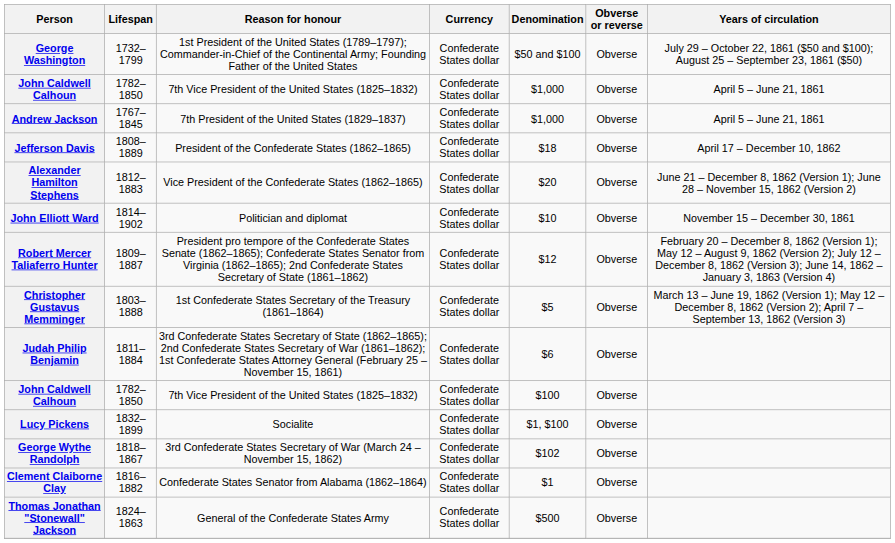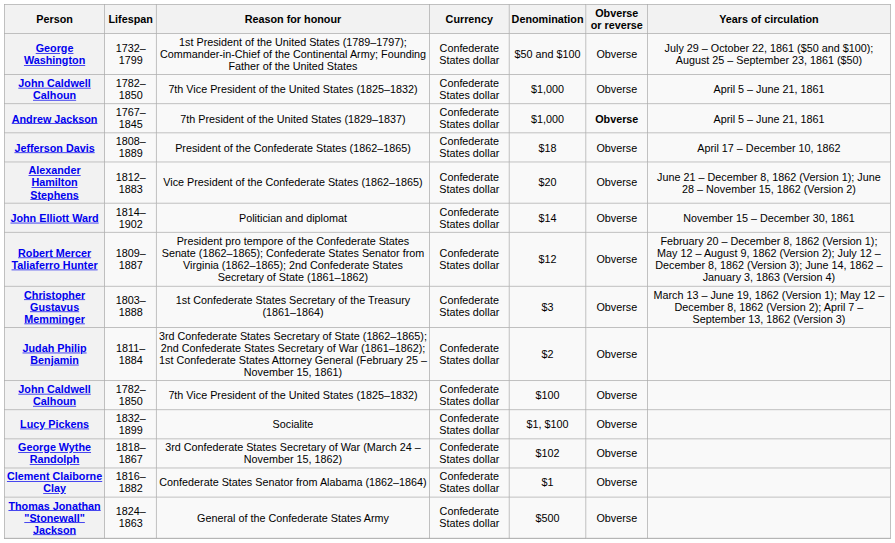(617, 119) normal -> (617, 119) bold
(548, 218) $10 -> (548, 218) $14
(548, 307) $5 -> (548, 307) $3
(548, 354) $6 -> (548, 354) $2
